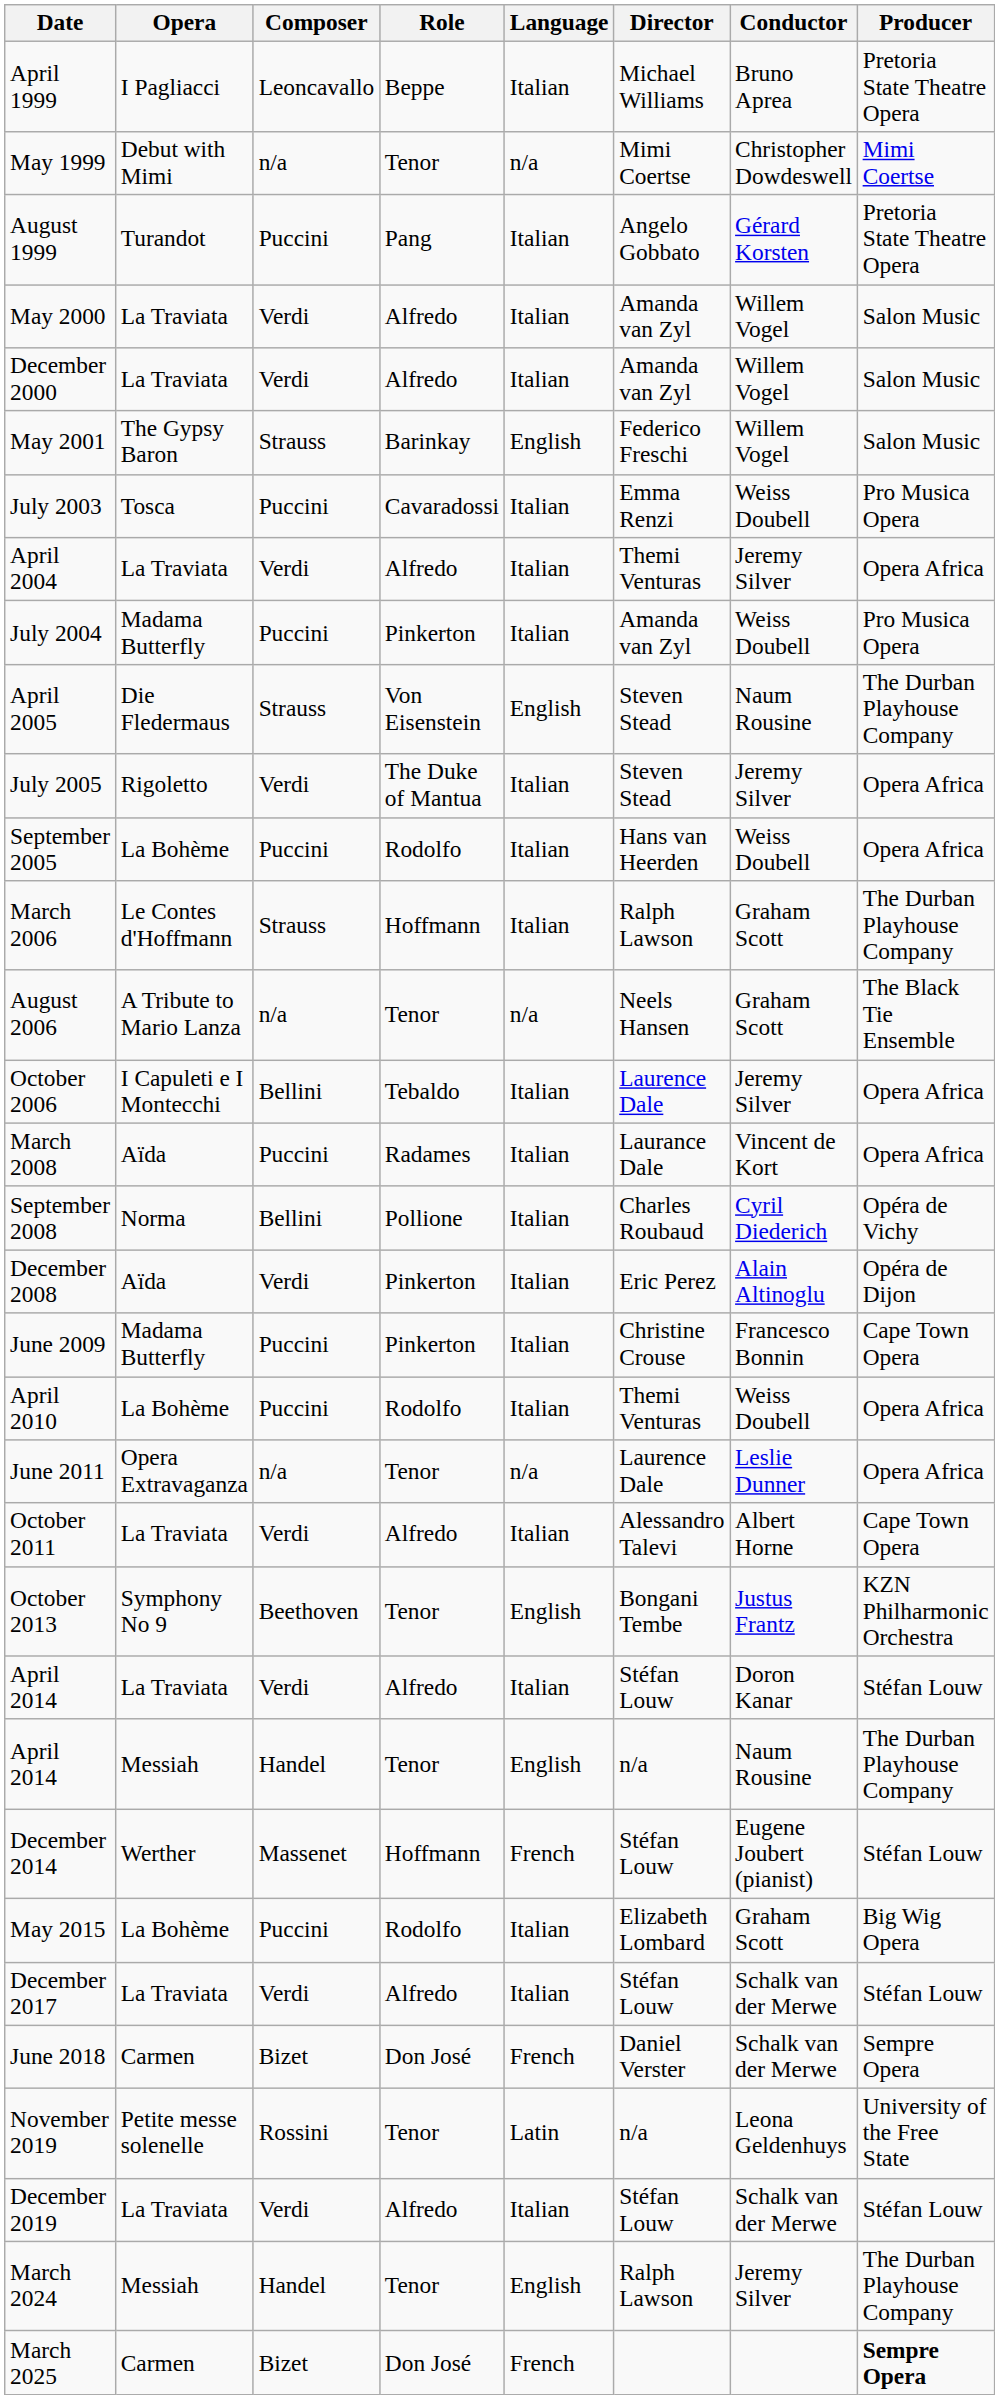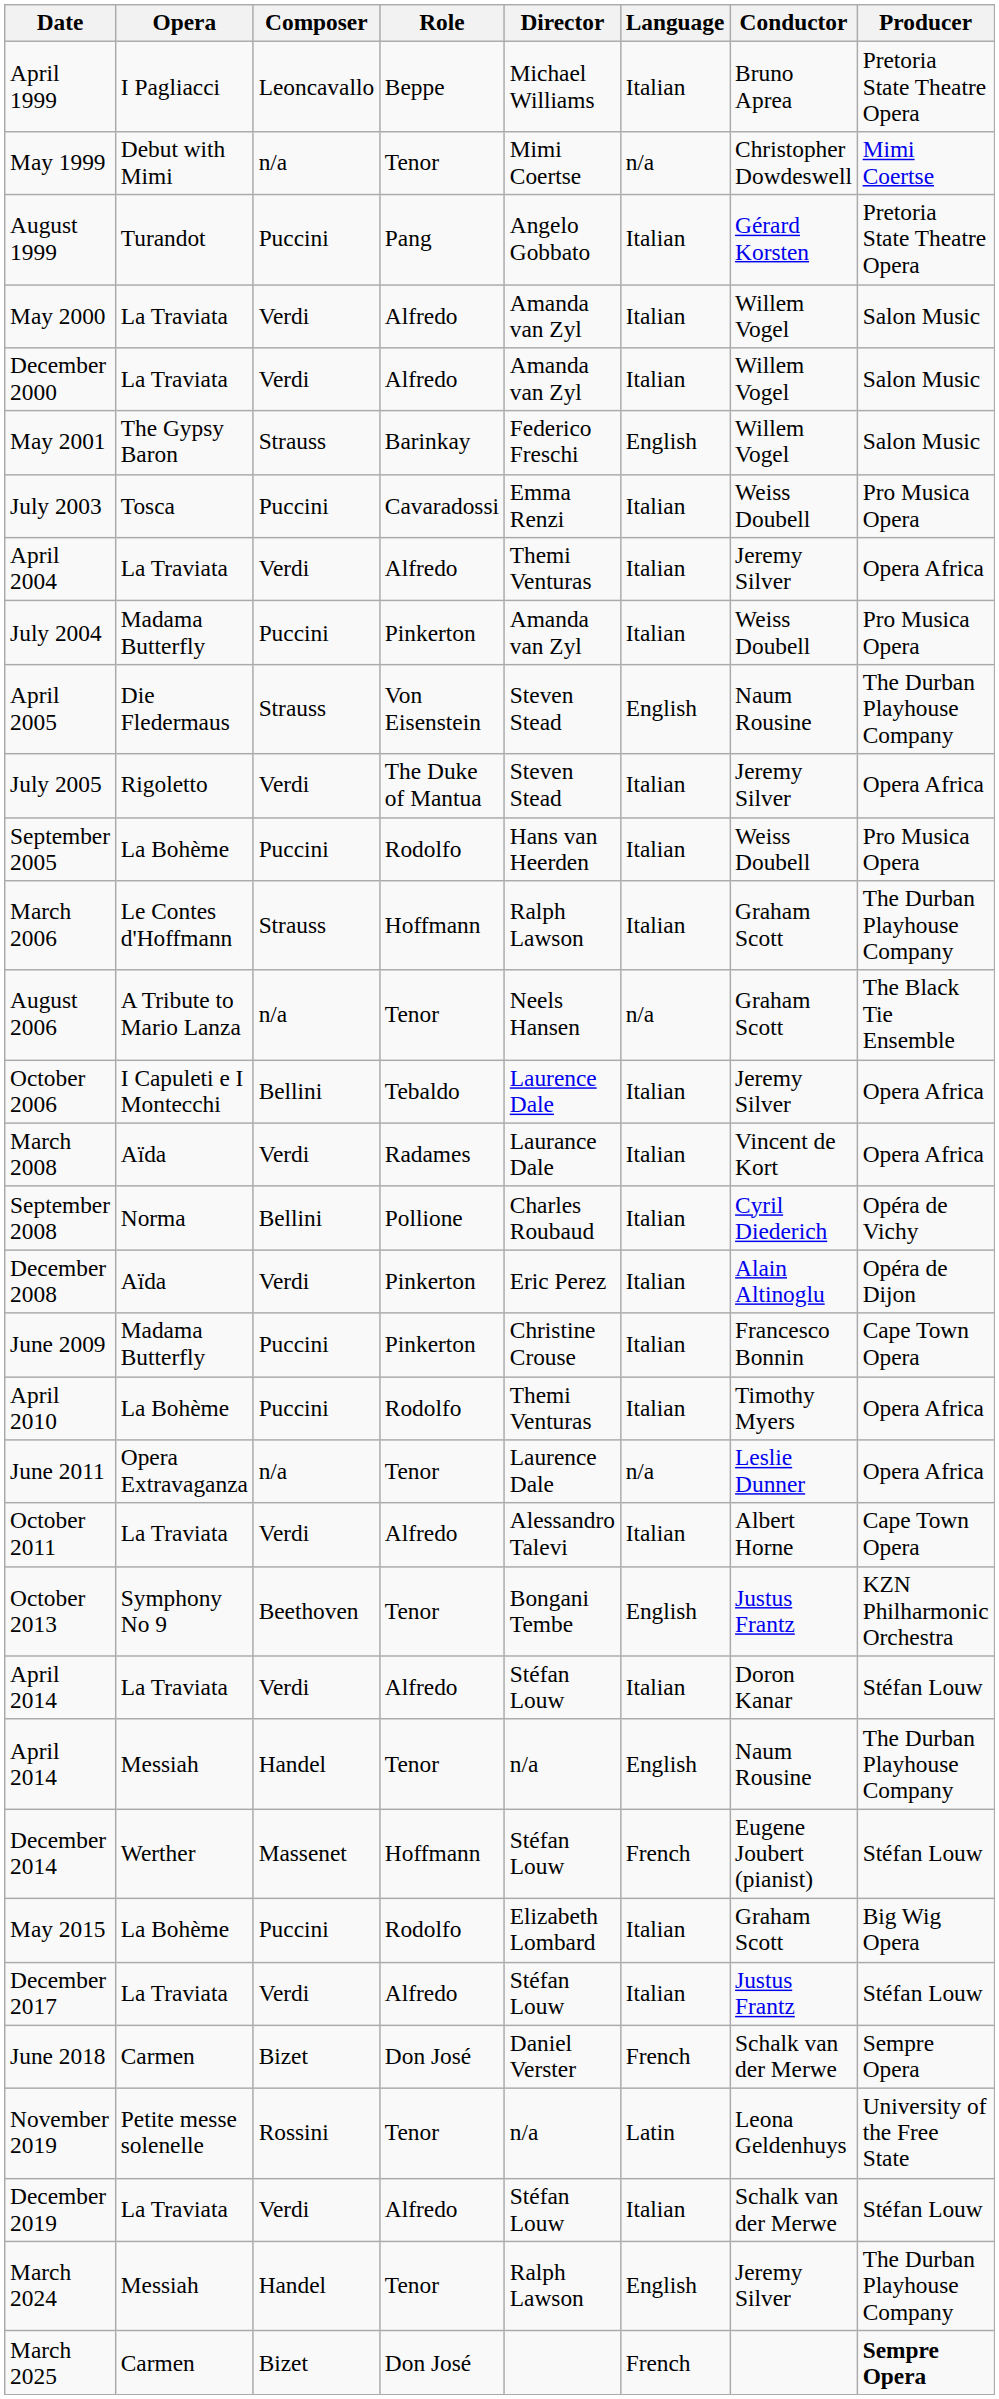columns swapped: (559, 23) <-> (672, 23)
(923, 848) Opera Africa -> (916, 848) Pro Musica Opera
(294, 1154) Puccini -> (284, 1154) Verdi
(773, 1407) Weiss Doubell -> (775, 1407) Timothy Myers
(787, 1993) Schalk van der Merwe -> (765, 1993) Justus Frantz
